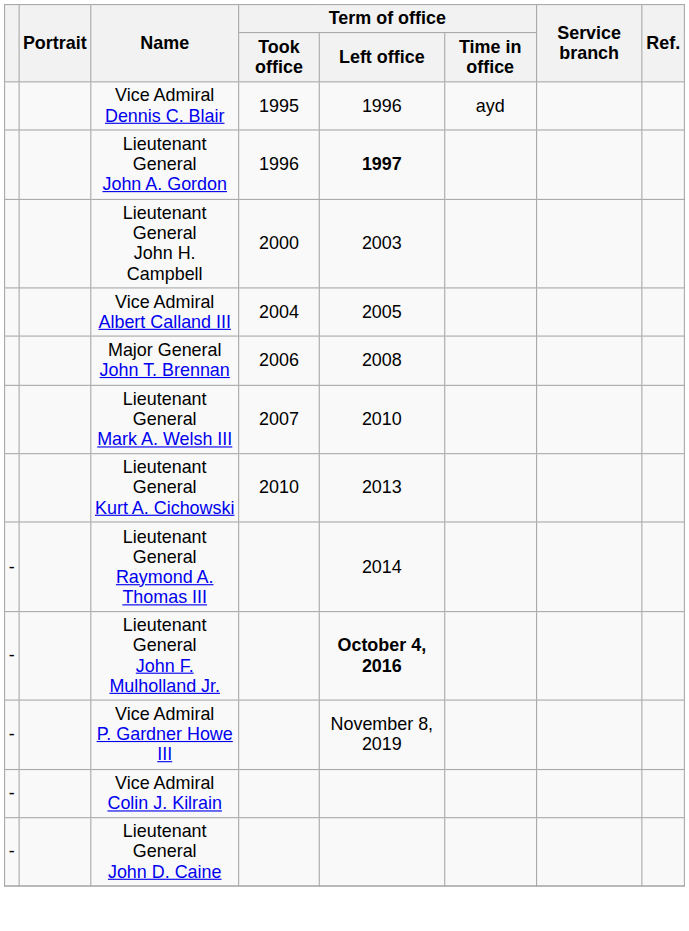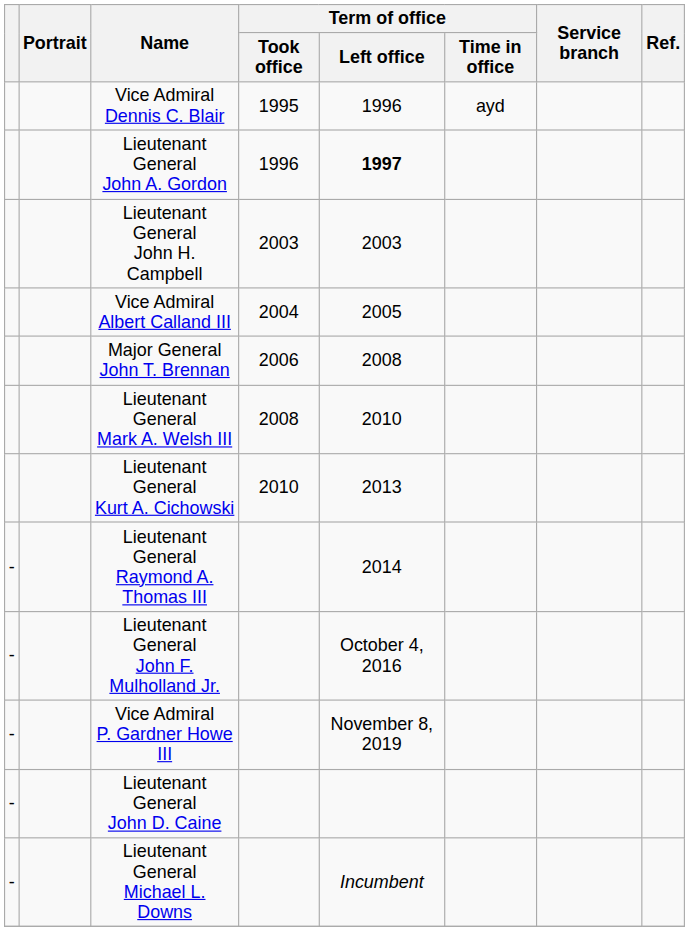(279, 243) 2000 -> (279, 243) 2003
(279, 419) 2007 -> (279, 419) 2008
(382, 655) bold -> (382, 655) normal
- row: (165, 793)
+ row: (165, 882)
